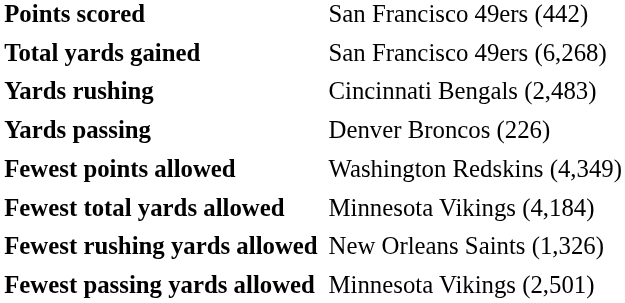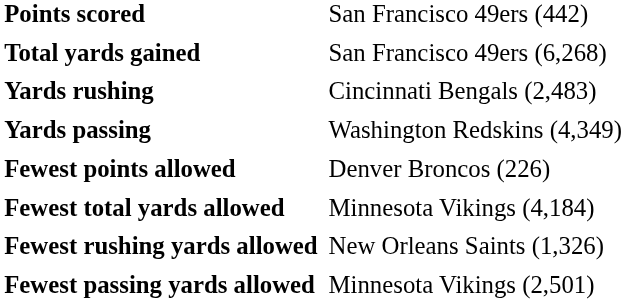(439, 130) Denver Broncos (226) -> (475, 130) Washington Redskins (4,349)
(475, 168) Washington Redskins (4,349) -> (439, 168) Denver Broncos (226)
